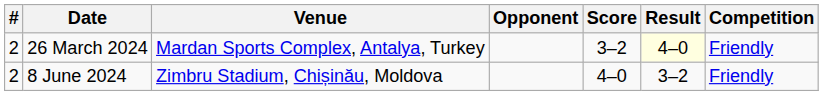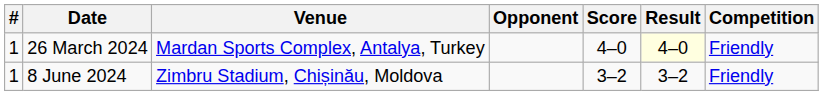(14, 47) 2 -> (14, 47) 1
(612, 47) 3–2 -> (612, 47) 4–0
(14, 76) 2 -> (14, 76) 1
(612, 76) 4–0 -> (612, 76) 3–2
